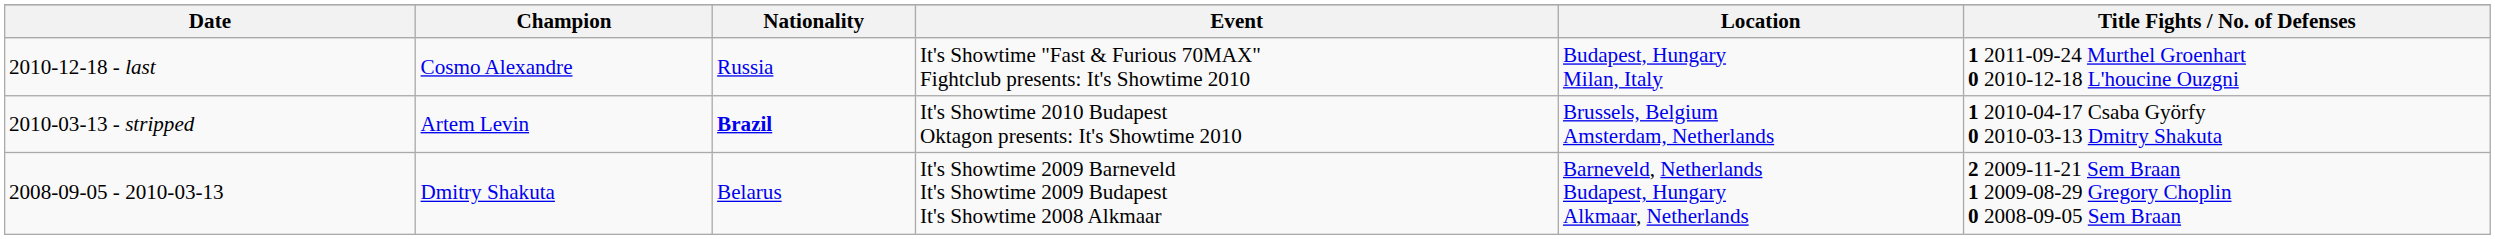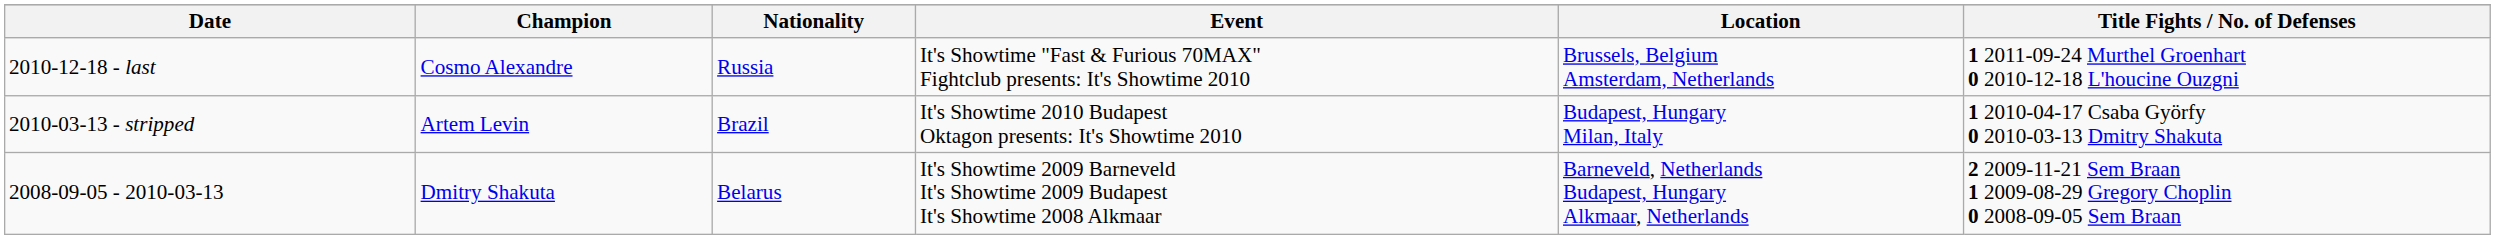(1645, 66) Budapest, Hungary Milan, Italy -> (1669, 66) Brussels, Belgium Amsterdam, Netherlands
(745, 123) bold -> (743, 123) normal
(1669, 123) Brussels, Belgium Amsterdam, Netherlands -> (1645, 123) Budapest, Hungary Milan, Italy
